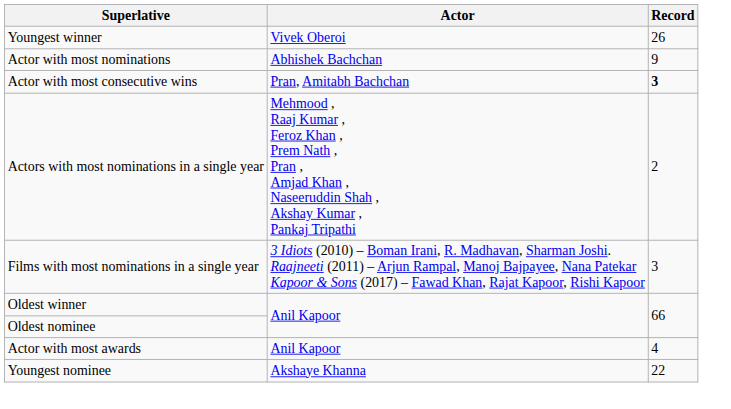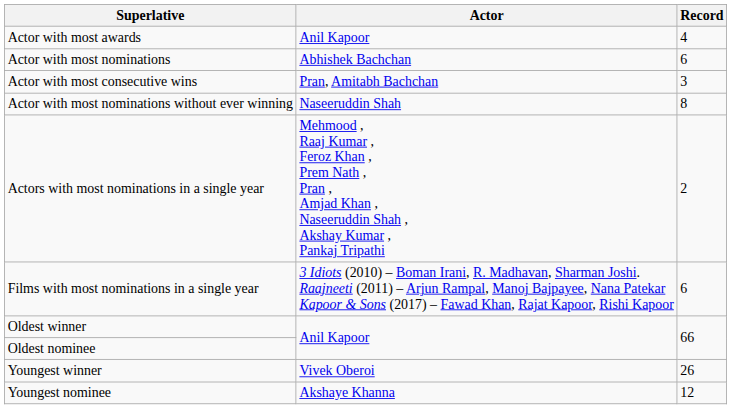rows swapped: (74, 348) <-> (55, 37)
(655, 59) 9 -> (684, 59) 6
(655, 81) bold -> (684, 81) normal
+ row: (150, 103)
(655, 266) 3 -> (684, 288) 6
(658, 370) 22 -> (687, 392) 12
